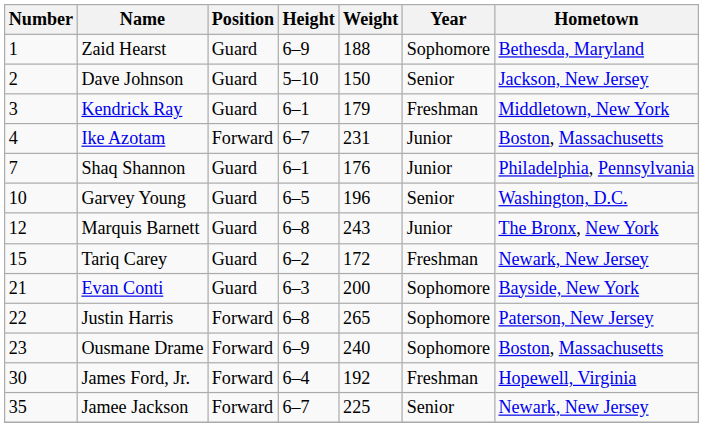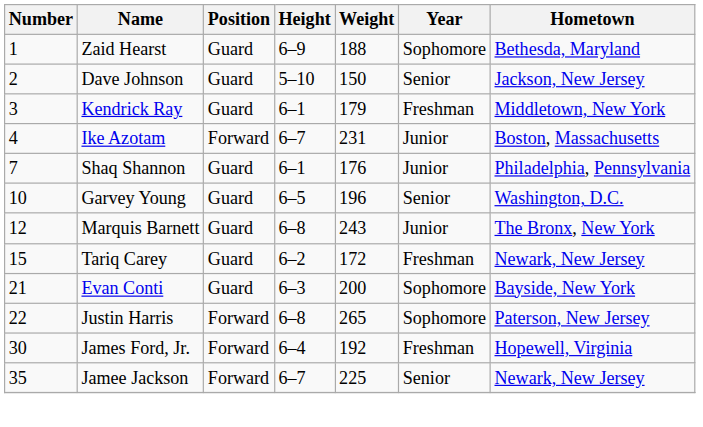- row: (142, 347)
